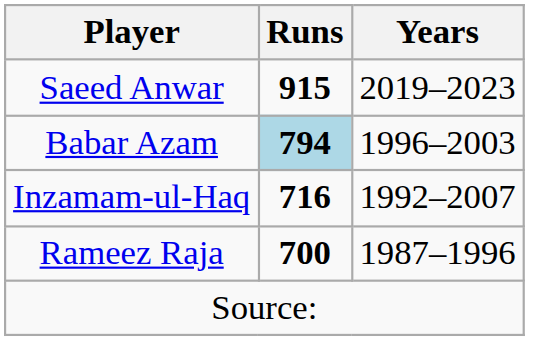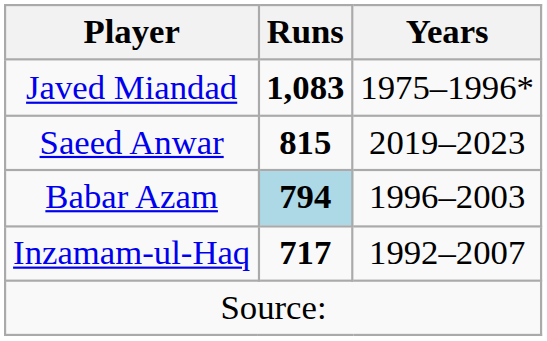+ row: (132, 87)
(305, 87) 915 -> (305, 142) 815
(305, 197) 716 -> (305, 252) 717
- row: (132, 252)
